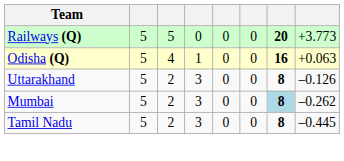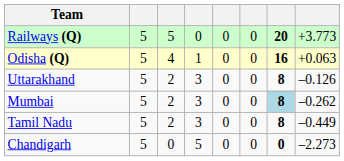(317, 123) –0.445 -> (317, 123) –0.449
+ row: (39, 144)
